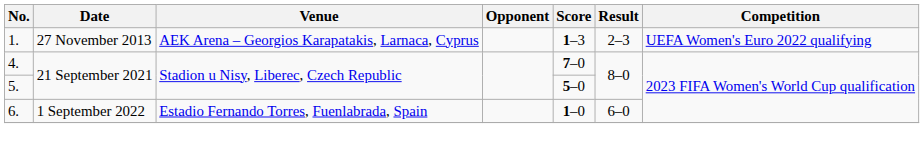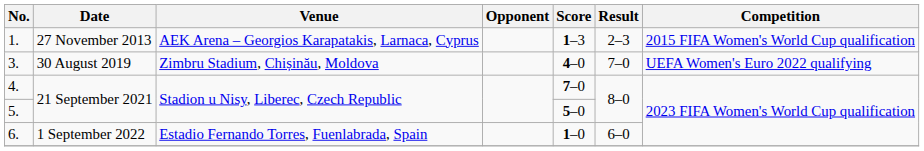(759, 39) UEFA Women's Euro 2022 qualifying -> (780, 39) 2015 FIFA Women's World Cup qualification
+ row: (13, 63)
